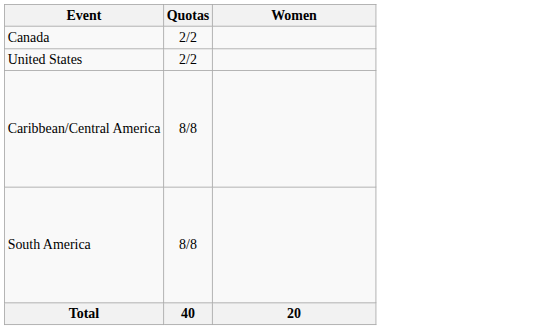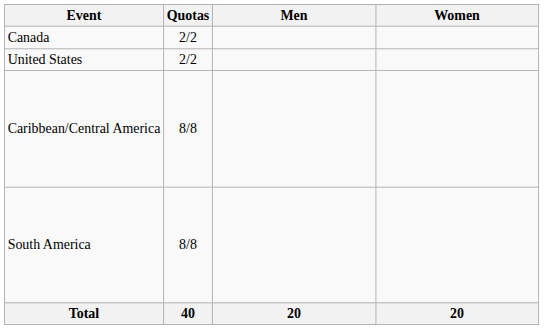+ column: (294, 15)
